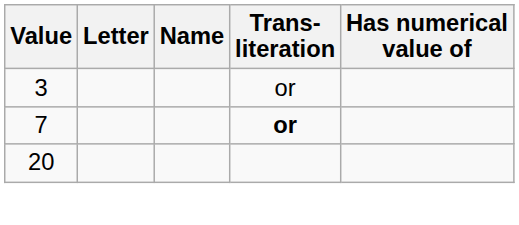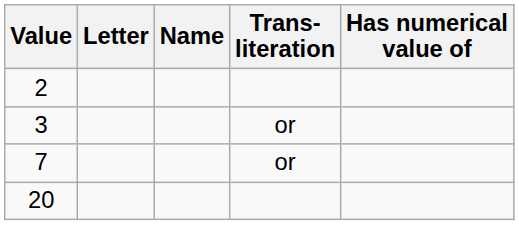+ row: (41, 87)
(285, 125) bold -> (285, 162) normal
